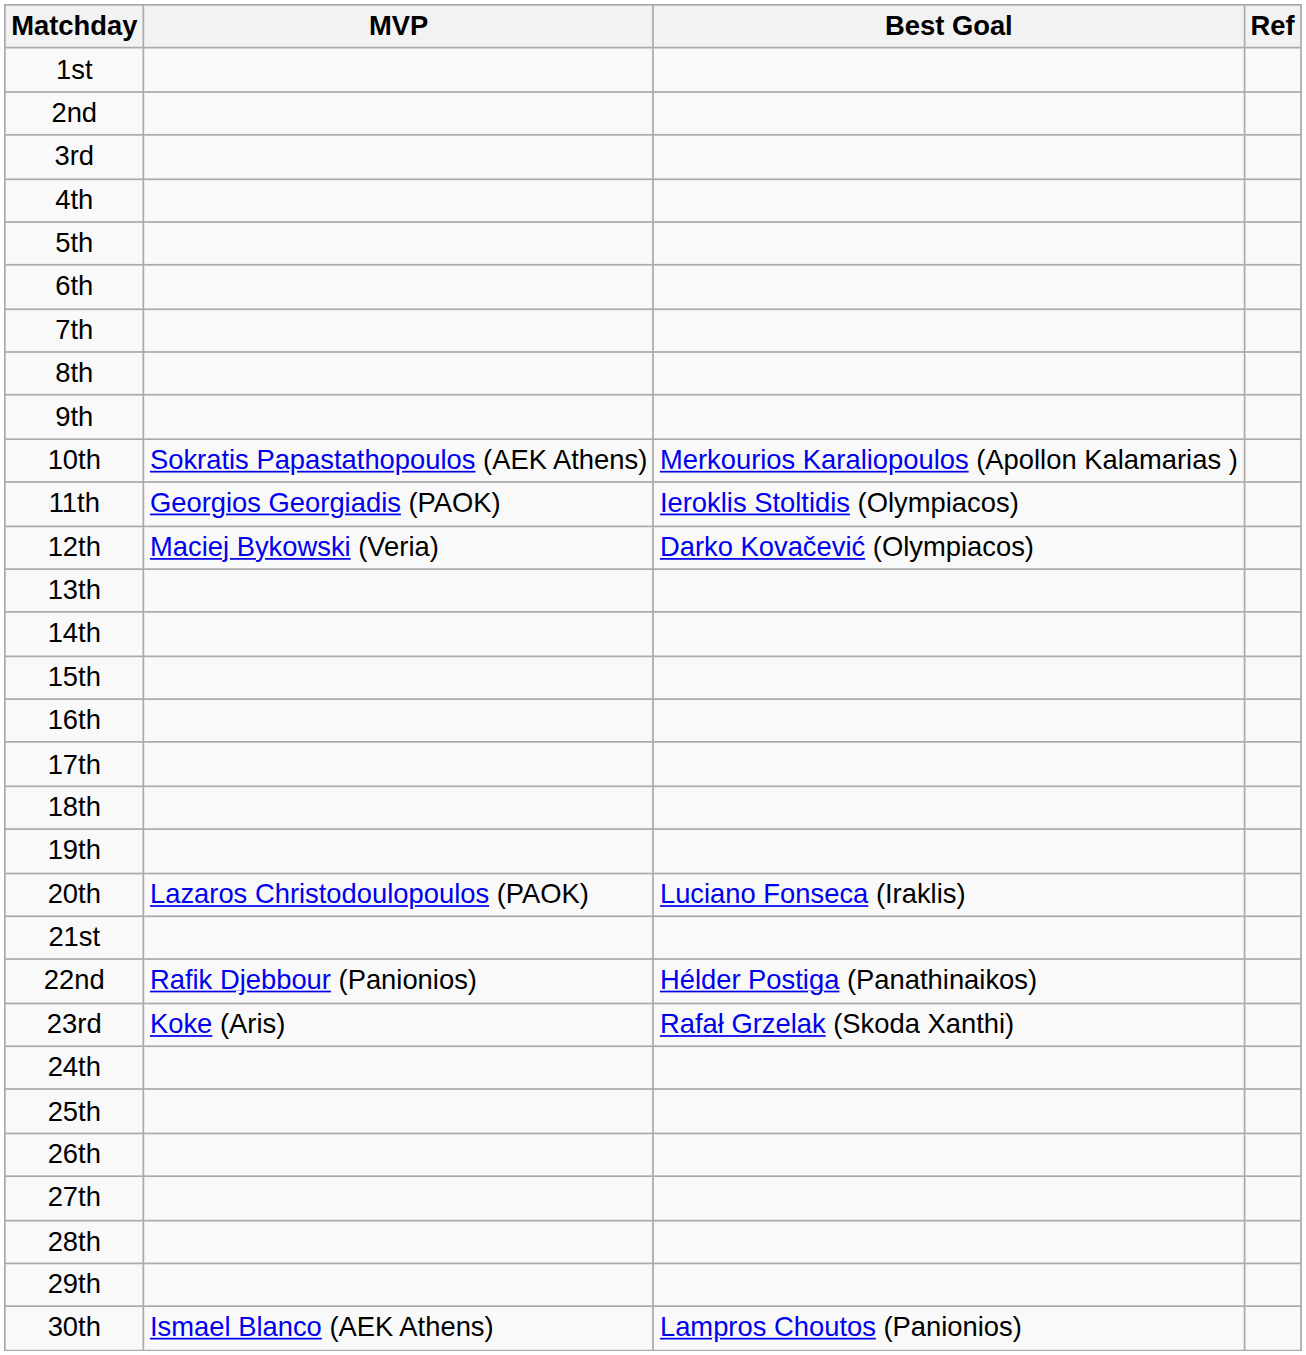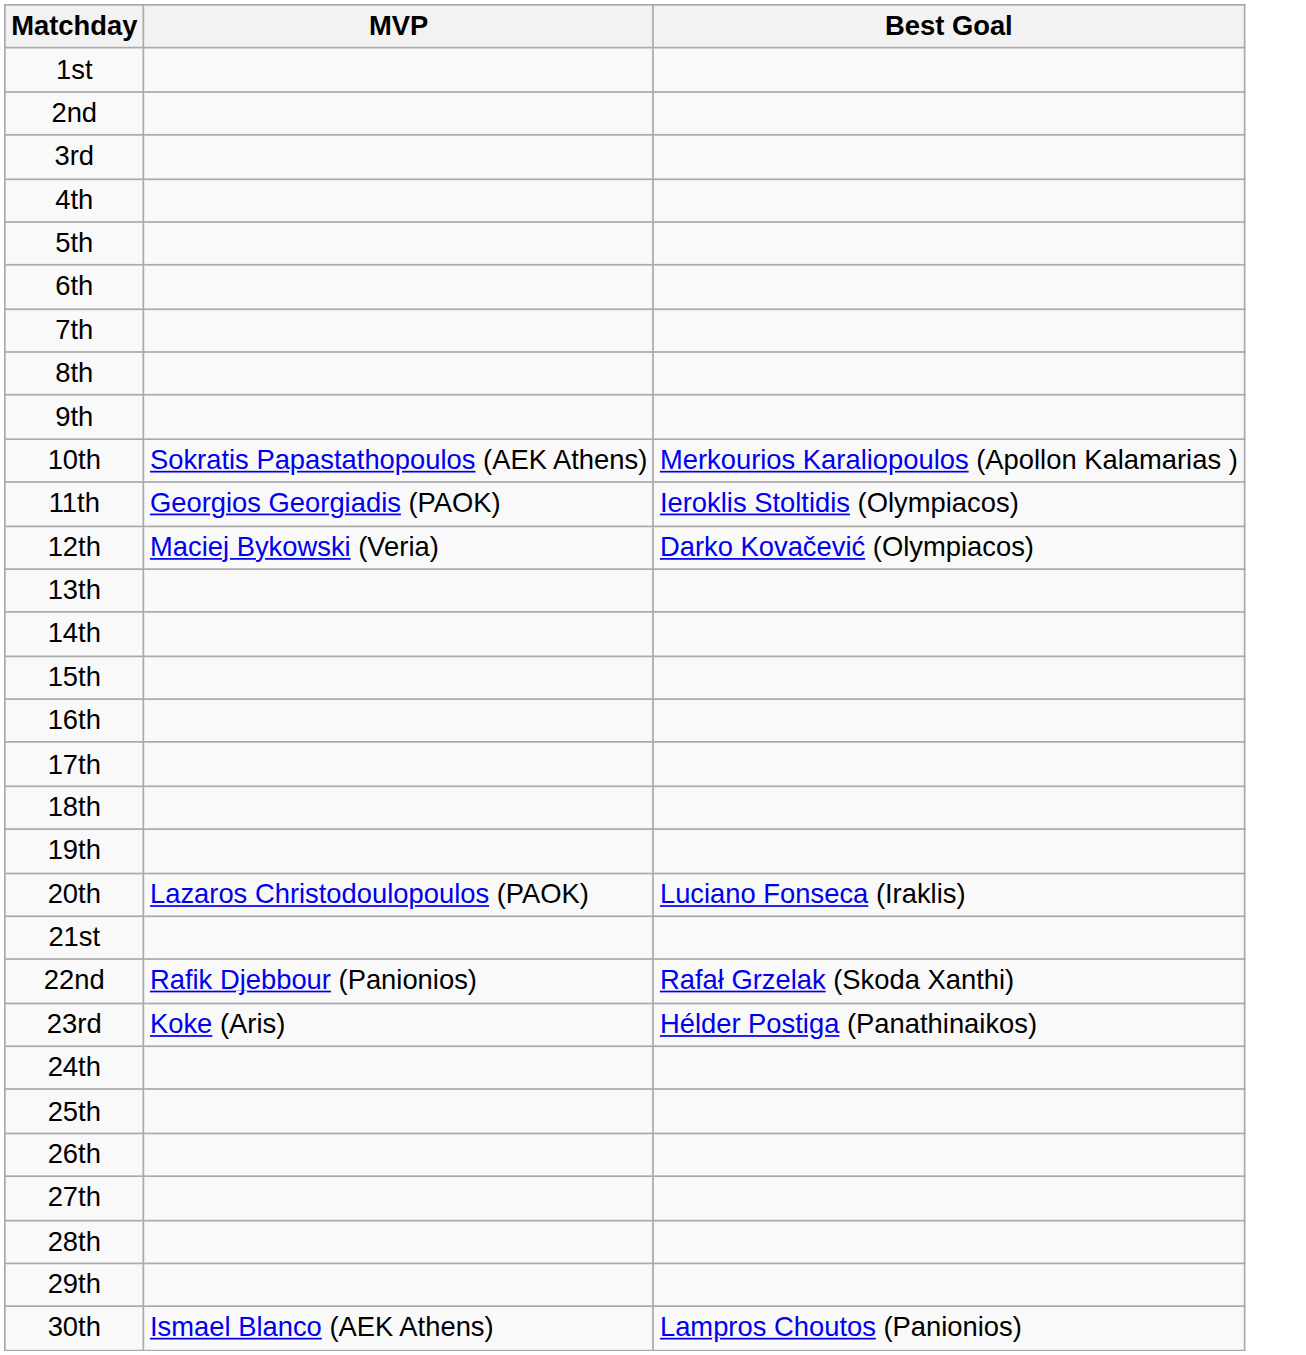- column: (1272, 26)
(849, 980) Hélder Postiga (Panathinaikos) -> (837, 980) Rafał Grzelak (Skoda Xanthi)
(837, 1024) Rafał Grzelak (Skoda Xanthi) -> (849, 1024) Hélder Postiga (Panathinaikos)
